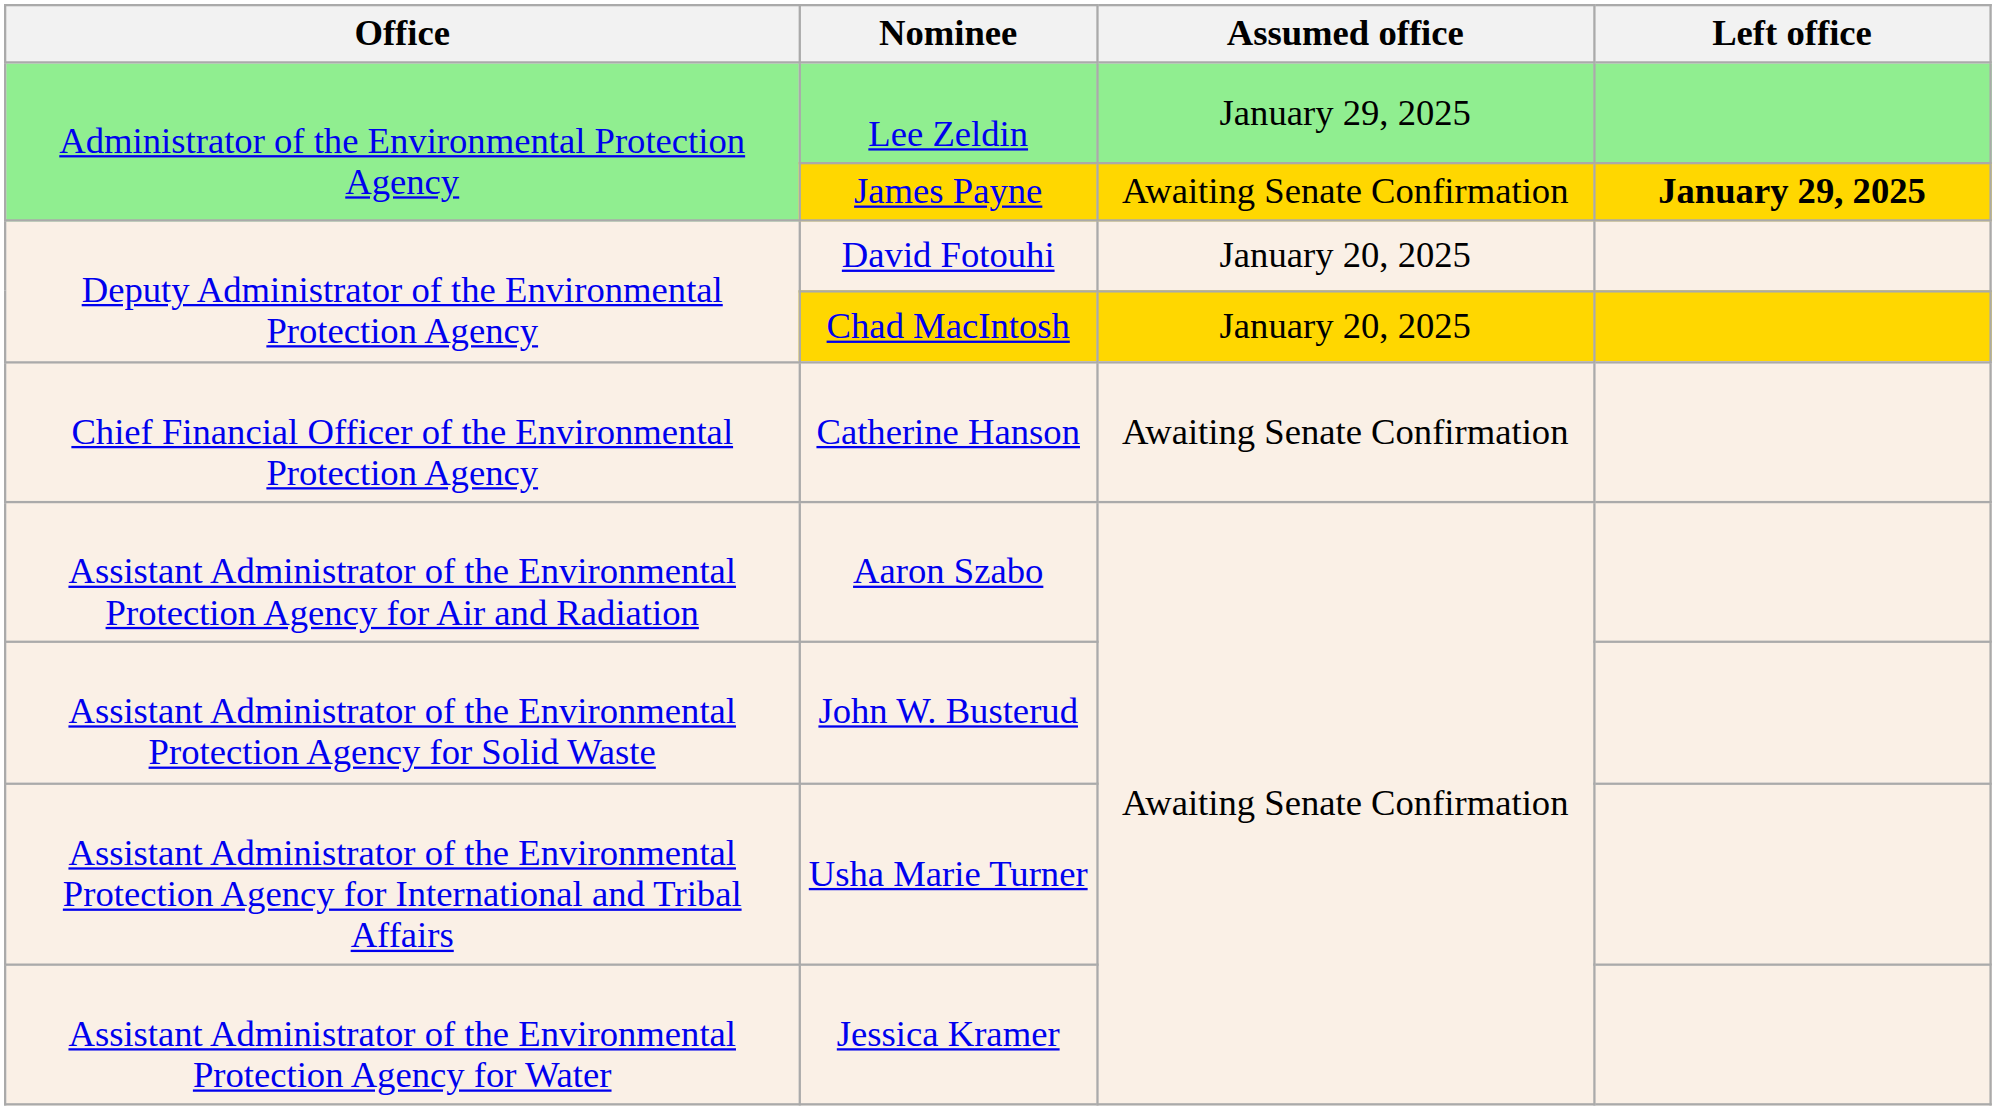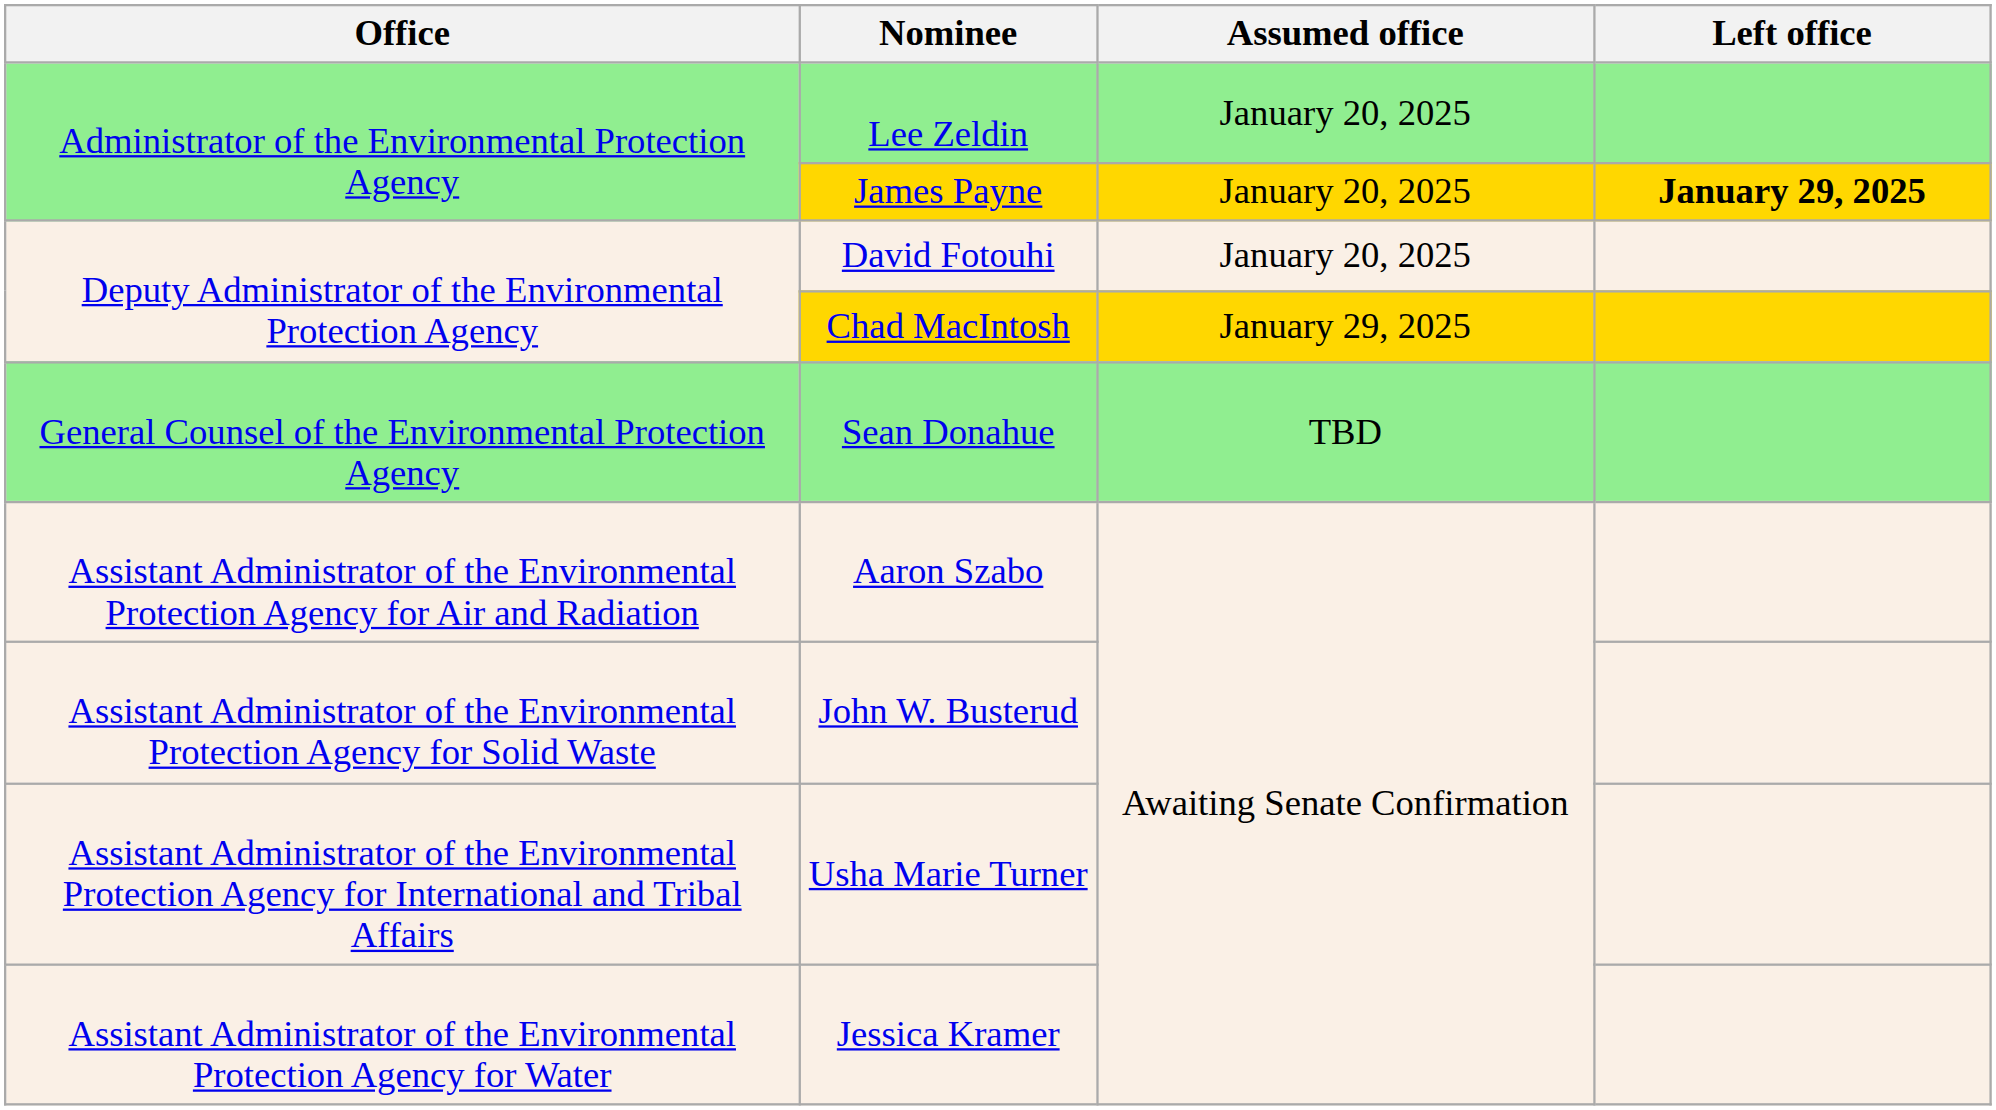(1345, 112) January 29, 2025 -> (1345, 112) January 20, 2025
(1345, 190) Awaiting Senate Confirmation -> (1345, 190) January 20, 2025
(1345, 325) January 20, 2025 -> (1345, 325) January 29, 2025
- row: (948, 430)
+ row: (948, 430)
